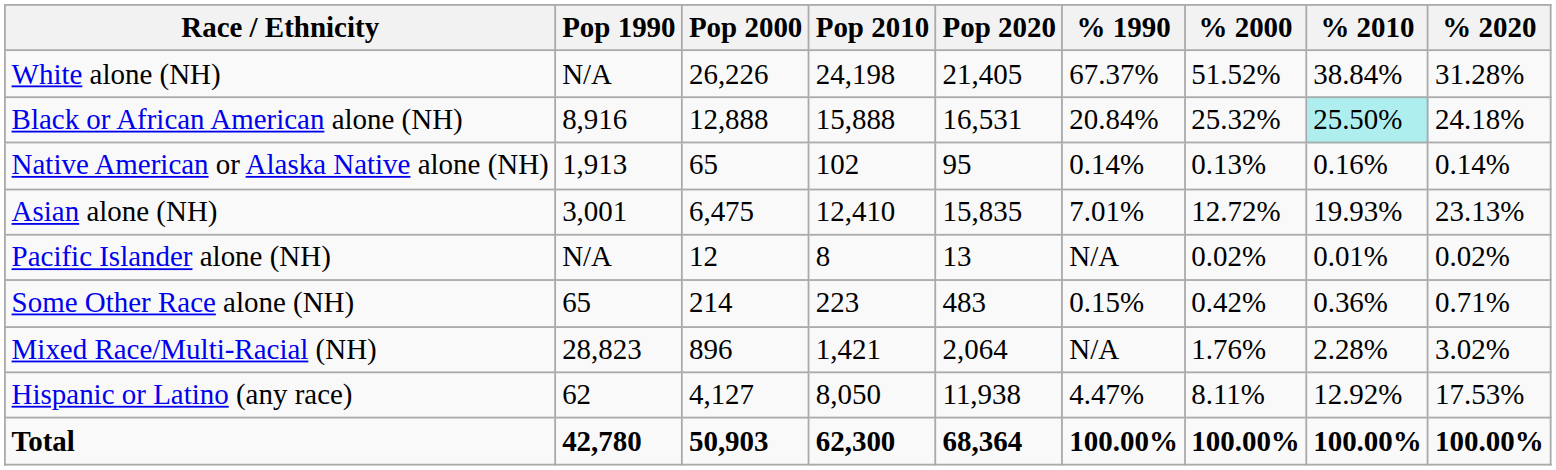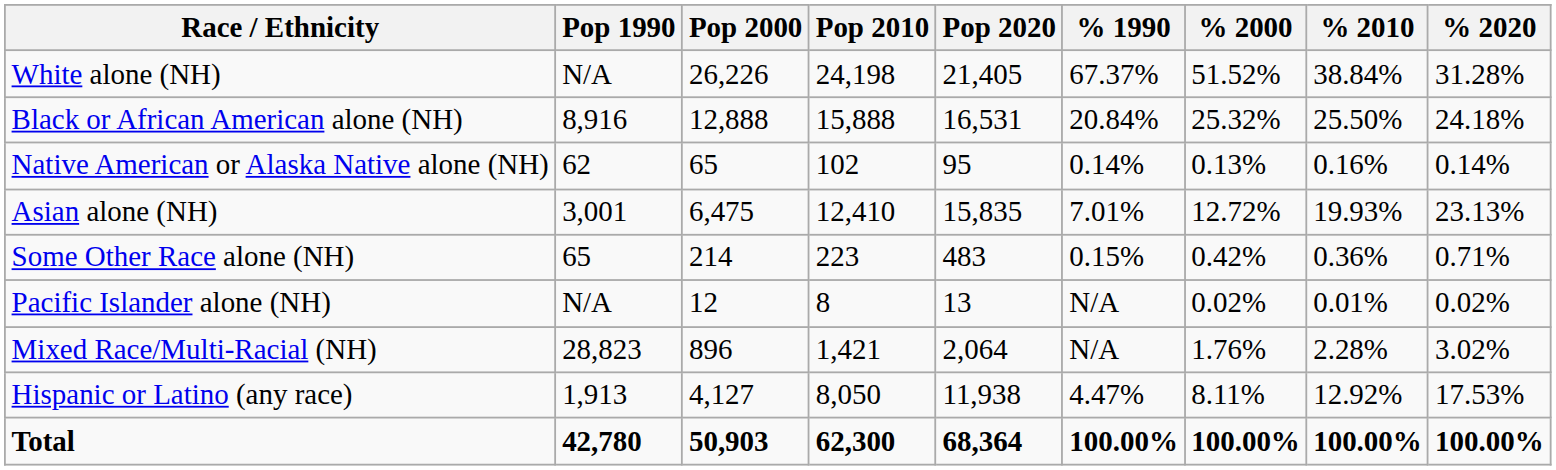(1358, 119) paleturquoise background -> (1358, 119) no background
(595, 165) 1,913 -> (577, 165) 62
rows swapped: (171, 257) <-> (183, 303)
(577, 394) 62 -> (595, 394) 1,913
